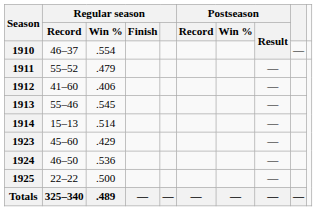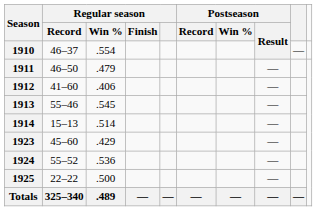(64, 68) 55–52 -> (64, 68) 46–50
(64, 160) 46–50 -> (64, 160) 55–52
